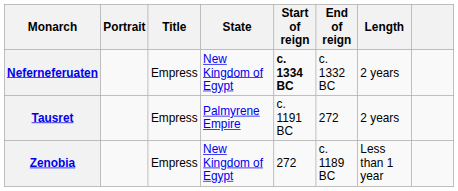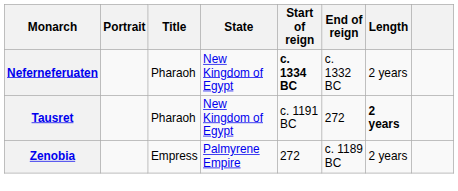(174, 72) Empress -> (173, 72) Pharaoh
(174, 118) Empress -> (173, 118) Pharaoh
(231, 118) Palmyrene Empire -> (233, 118) New Kingdom of Egypt
(380, 118) normal -> (384, 118) bold
(233, 163) New Kingdom of Egypt -> (231, 156) Palmyrene Empire
(377, 163) Less than 1 year -> (388, 156) 2 years
